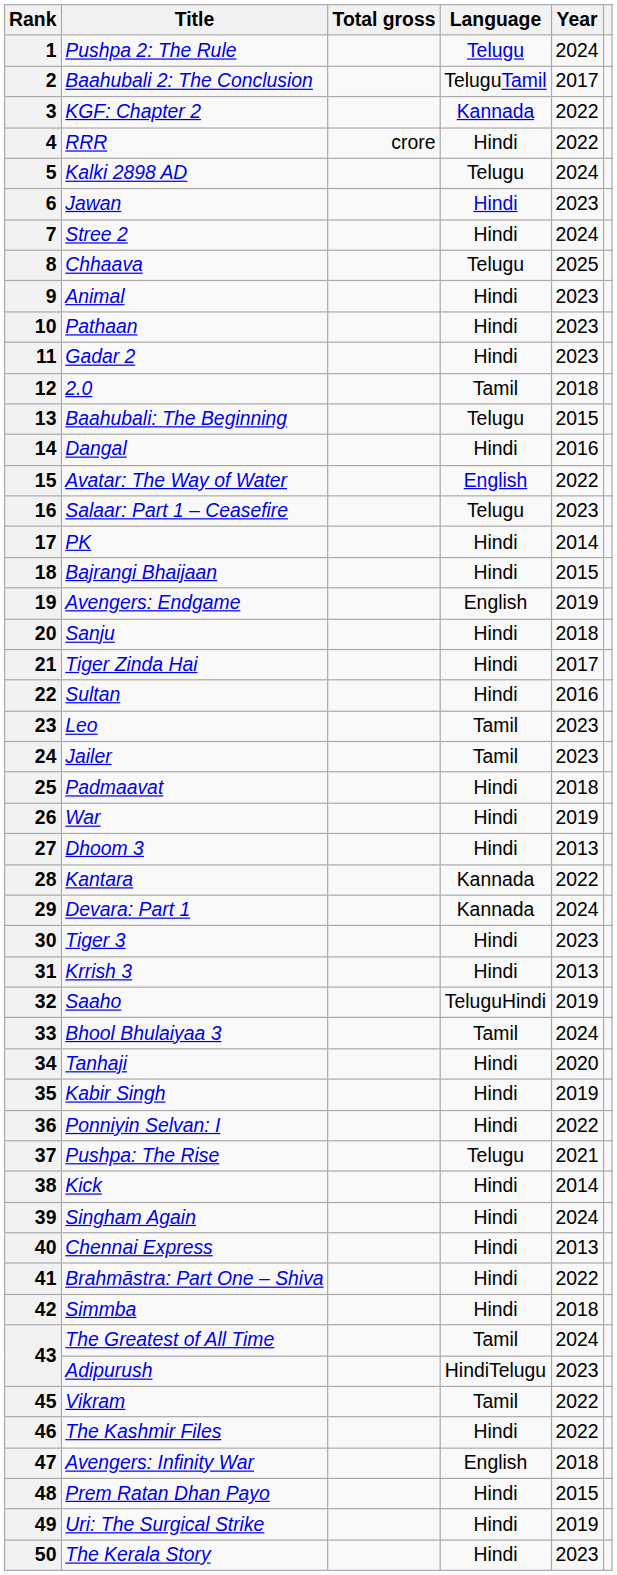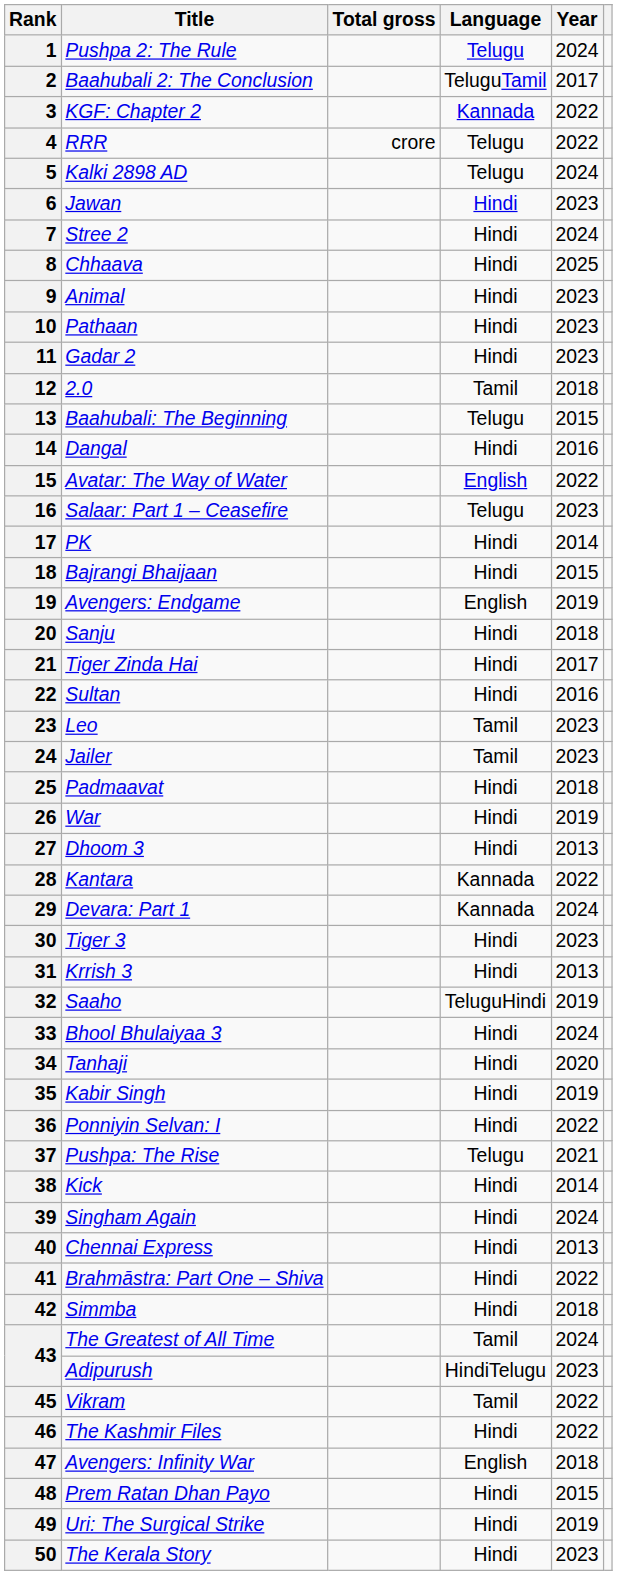(495, 142) Hindi -> (495, 142) Telugu
(495, 265) Telugu -> (495, 265) Hindi
(495, 1033) Tamil -> (495, 1033) Hindi
